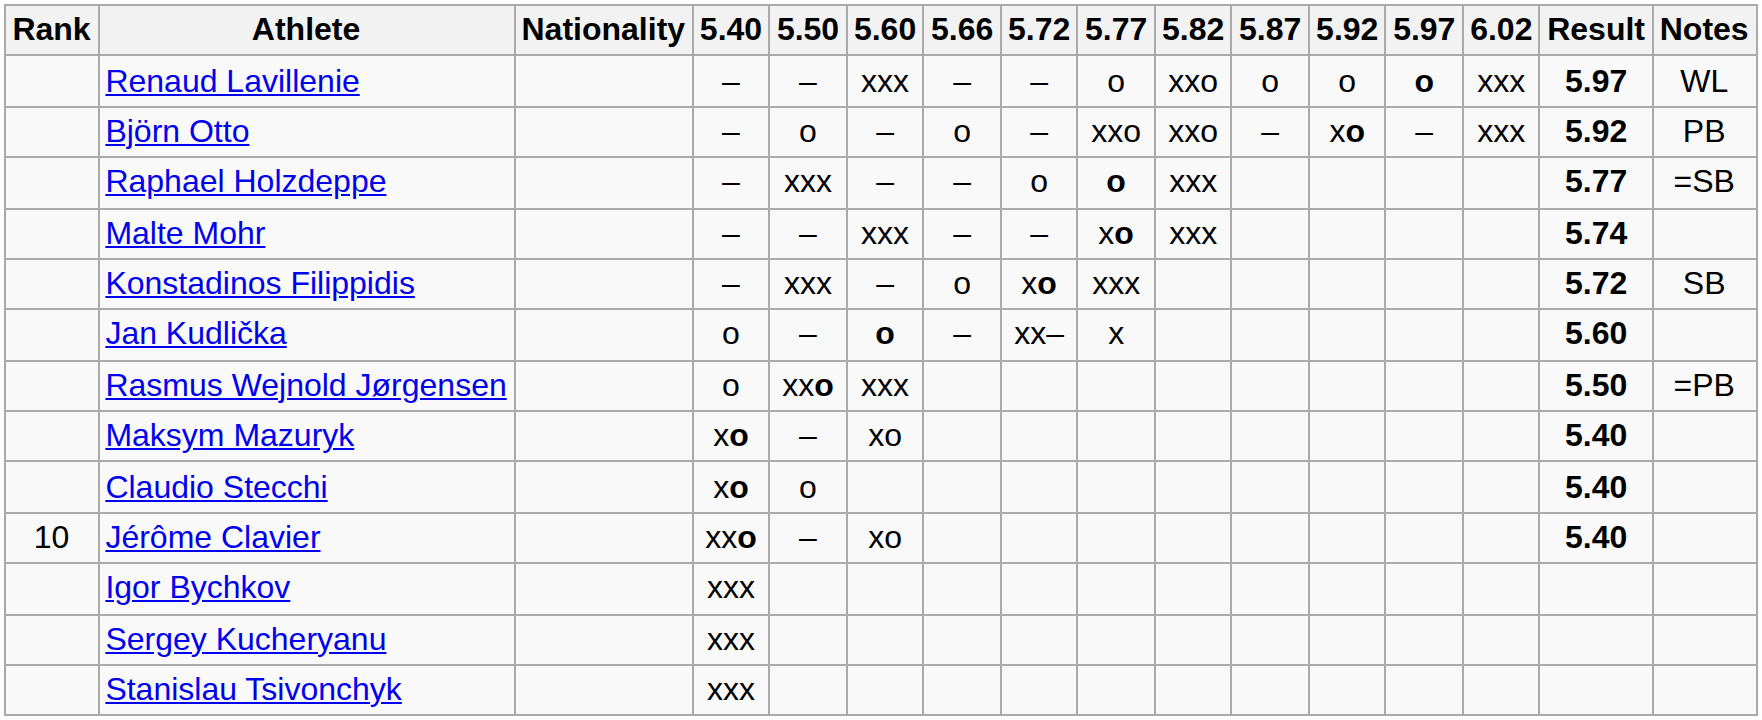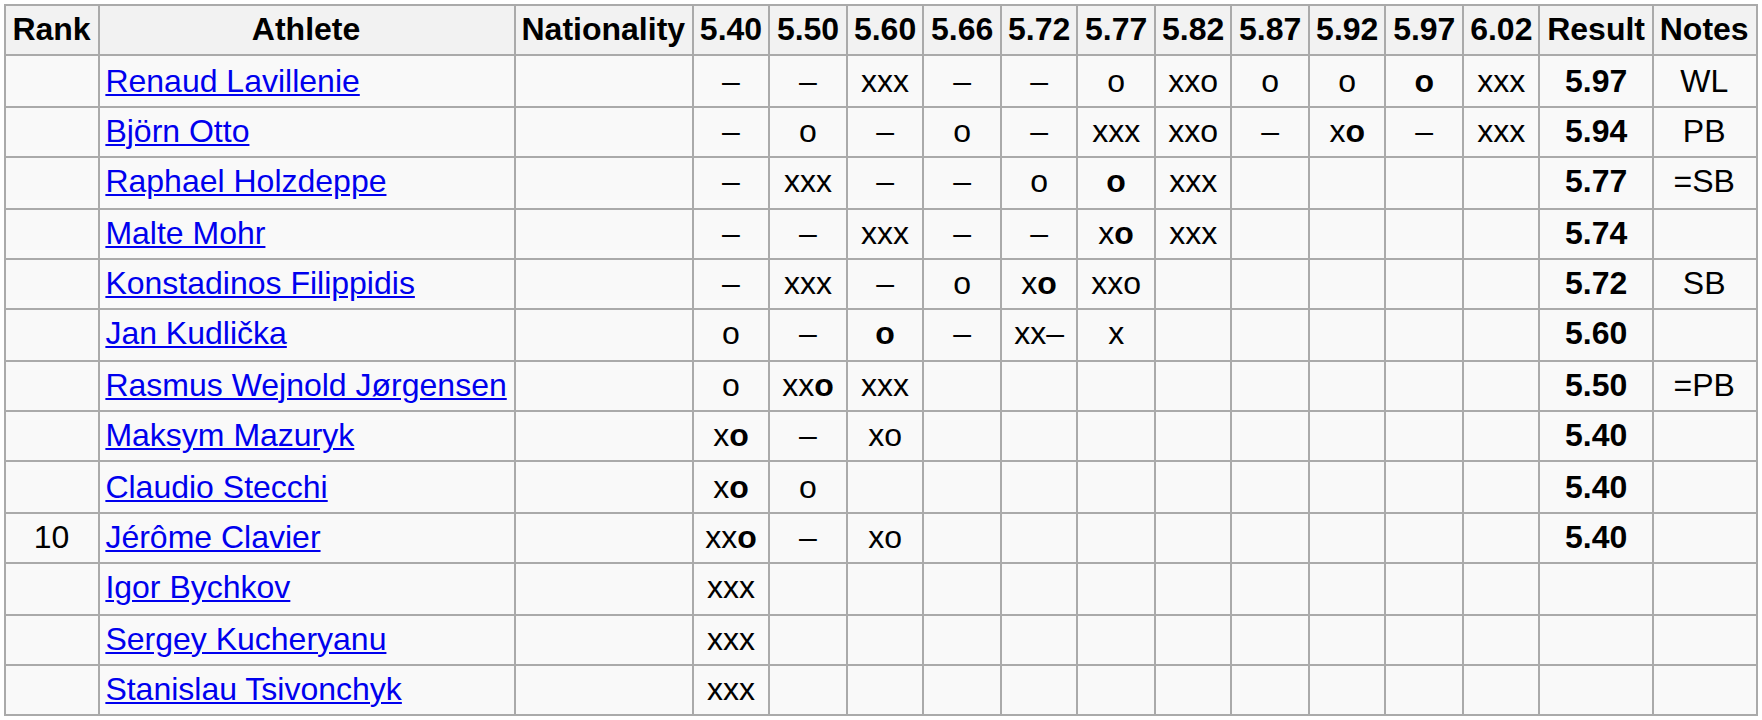(1116, 131) xxo -> (1116, 131) xxx
(1596, 131) 5.92 -> (1596, 131) 5.94
(1116, 283) xxx -> (1116, 283) xxo
